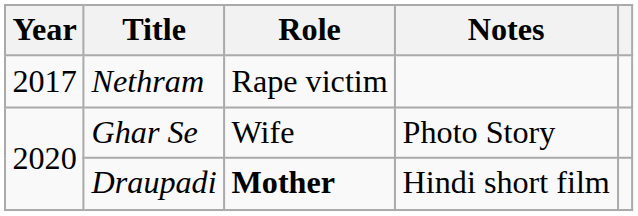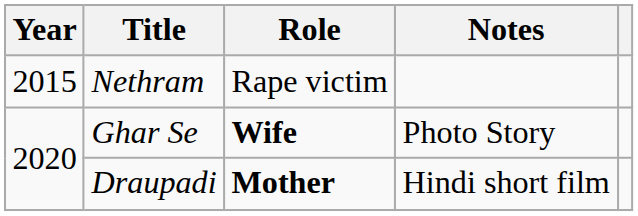(45, 81) 2017 -> (45, 81) 2015
(263, 132) normal -> (264, 132) bold
